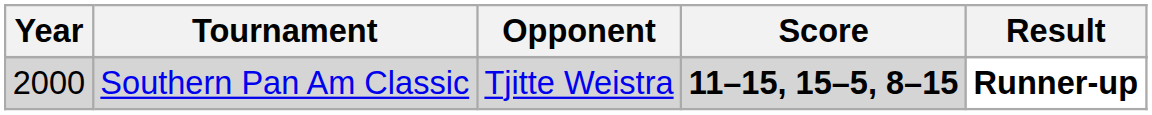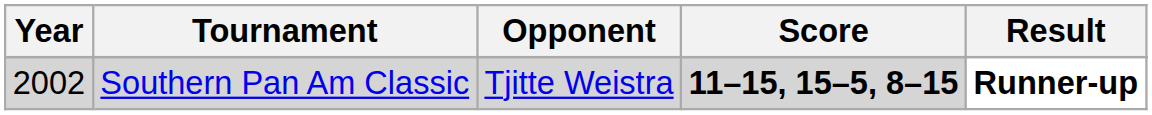(49, 83) 2000 -> (49, 83) 2002
